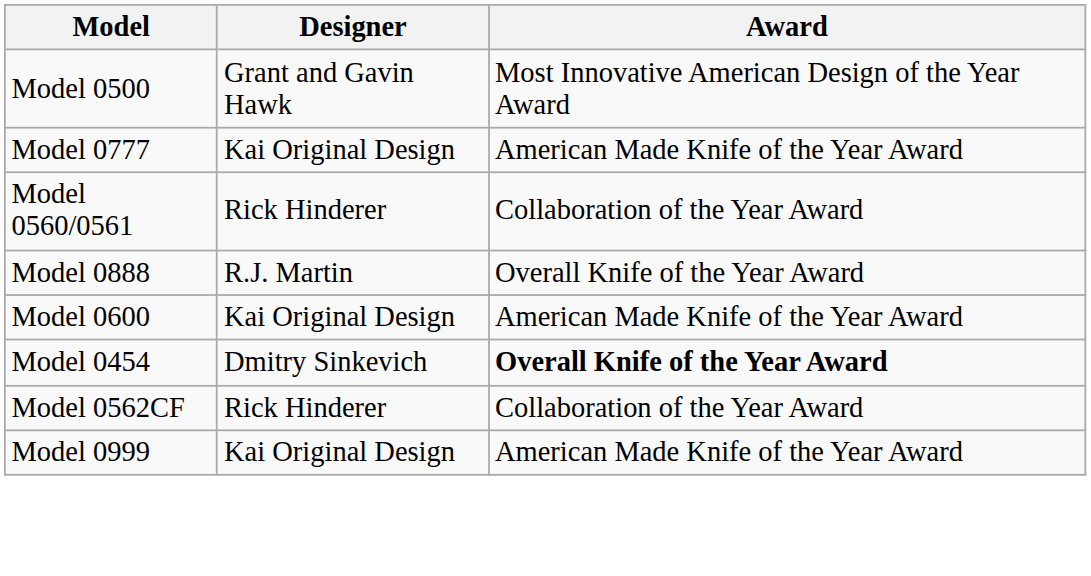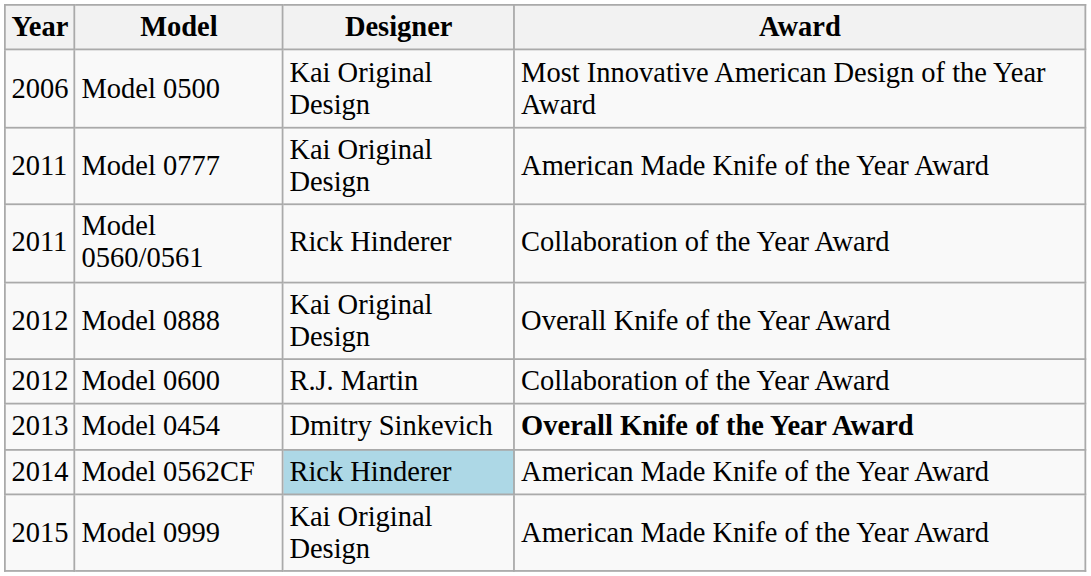+ column: (40, 27)
(319, 88) Grant and Gavin Hawk -> (361, 88) Kai Original Design
(289, 271) R.J. Martin -> (361, 319) Kai Original Design
(340, 317) Kai Original Design -> (354, 381) R.J. Martin
(729, 317) American Made Knife of the Year Award -> (705, 381) Collaboration of the Year Award
(305, 407) no background -> (370, 471) lightblue background
(679, 407) Collaboration of the Year Award -> (755, 471) American Made Knife of the Year Award
